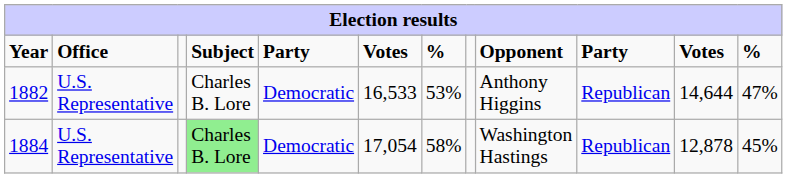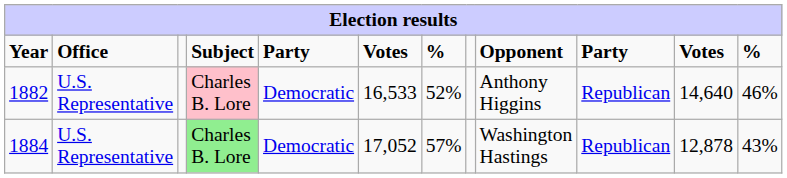(221, 92) no background -> (221, 92) pink background
(444, 92) 53% -> (444, 92) 52%
(706, 92) 14,644 -> (706, 92) 14,640
(760, 92) 47% -> (760, 92) 46%
(390, 145) 17,054 -> (390, 145) 17,052
(444, 145) 58% -> (444, 145) 57%
(760, 145) 45% -> (760, 145) 43%
